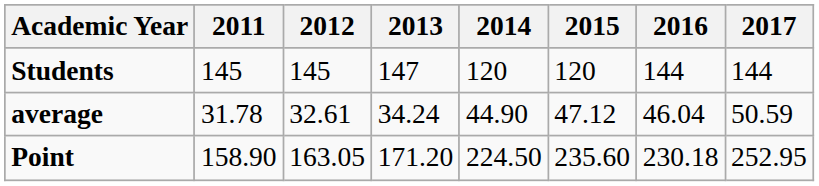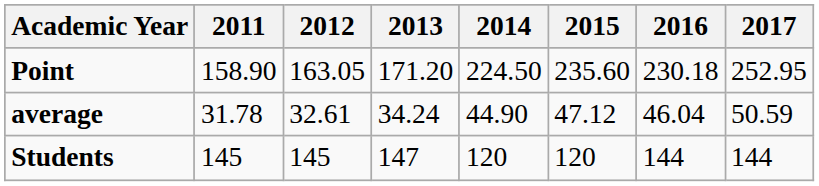rows swapped: (43, 157) <-> (62, 69)
